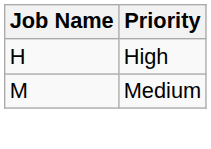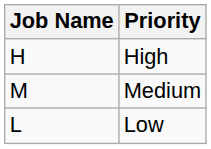+ row: (144, 125)
